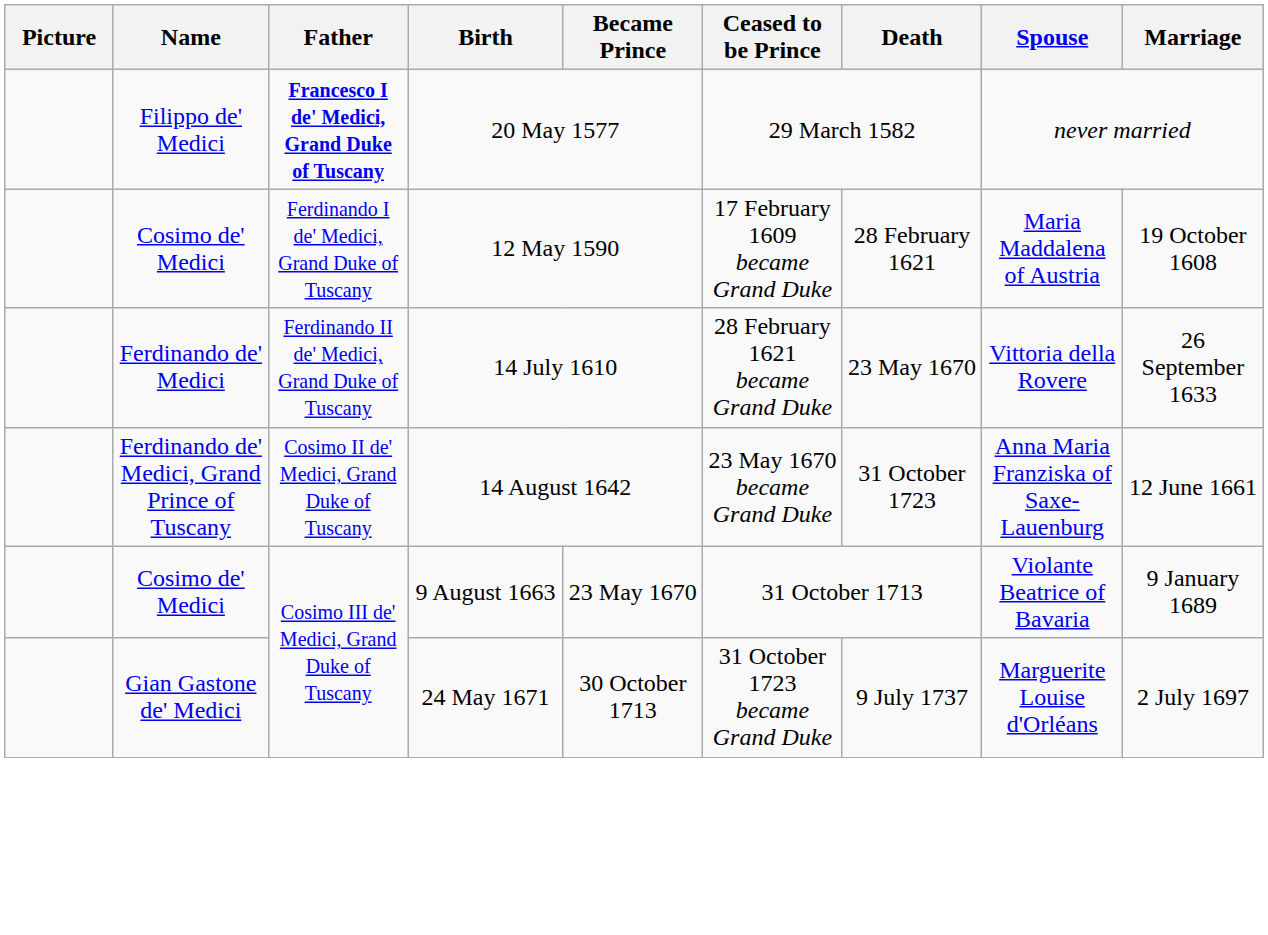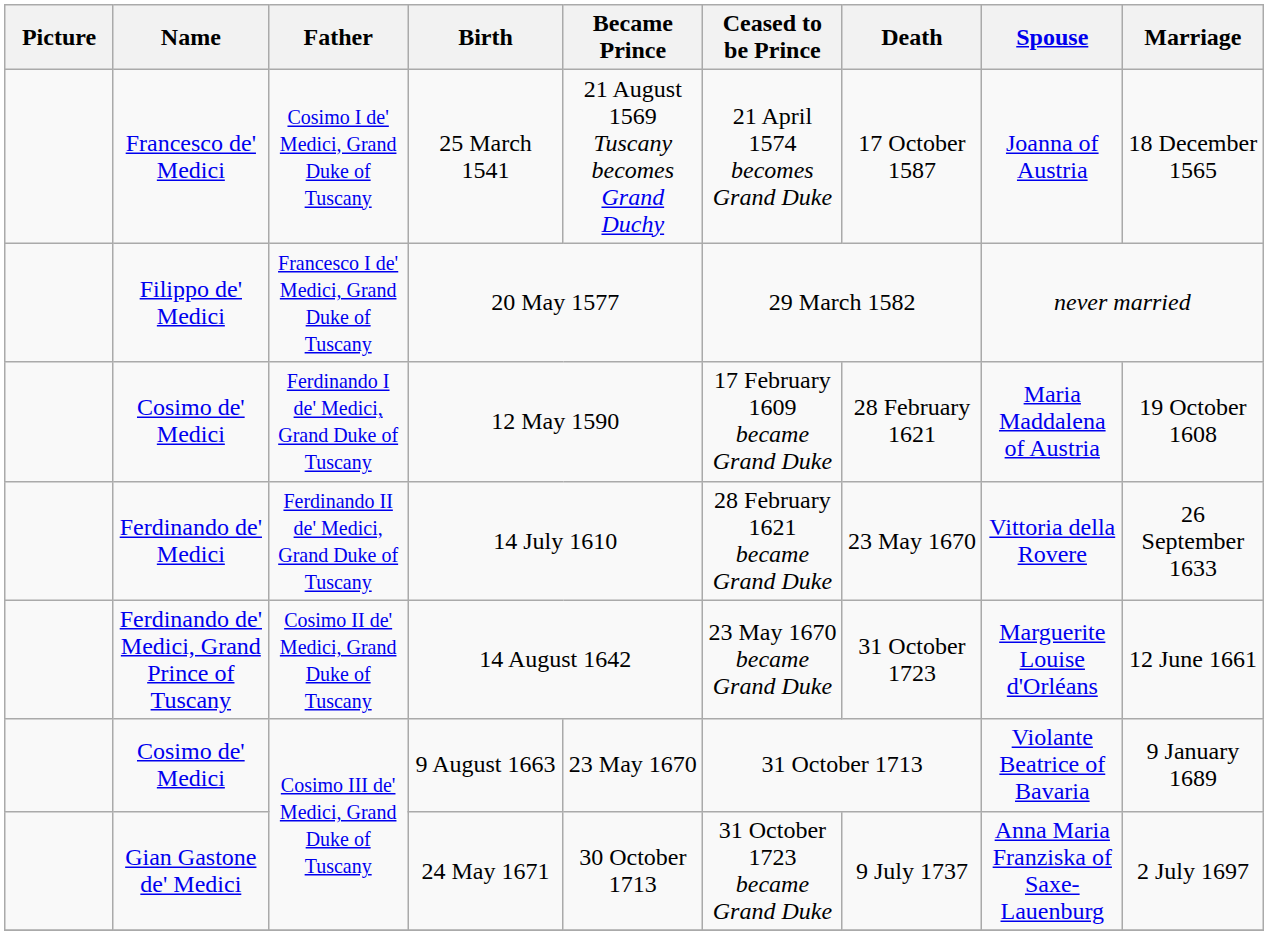+ row: (485, 156)
(338, 129) bold -> (338, 303) normal
(1052, 486) Anna Maria Franziska of Saxe-Lauenburg -> (1052, 659) Marguerite Louise d'Orléans
(1052, 697) Marguerite Louise d'Orléans -> (1052, 870) Anna Maria Franziska of Saxe-Lauenburg
